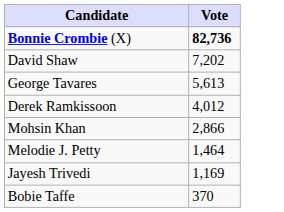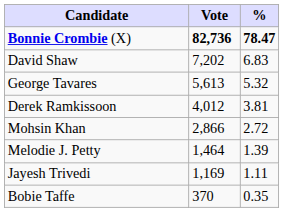+ column: (259, 15)
